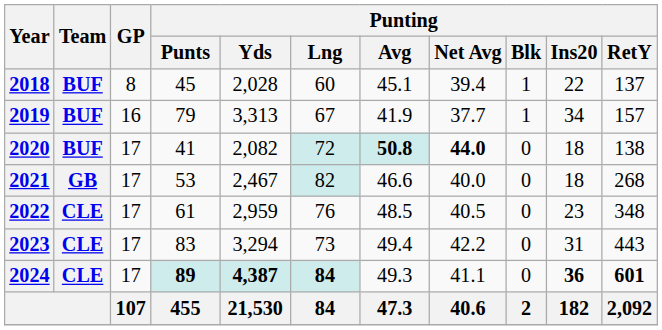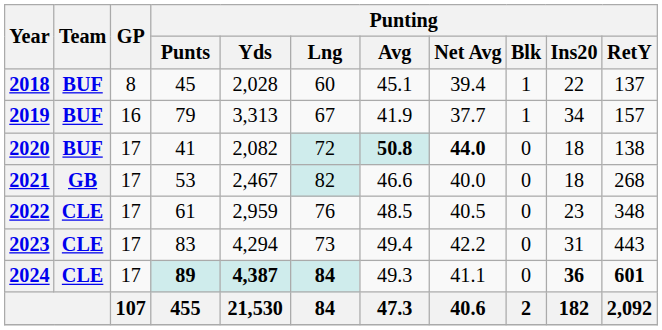(255, 244) 3,294 -> (255, 244) 4,294
